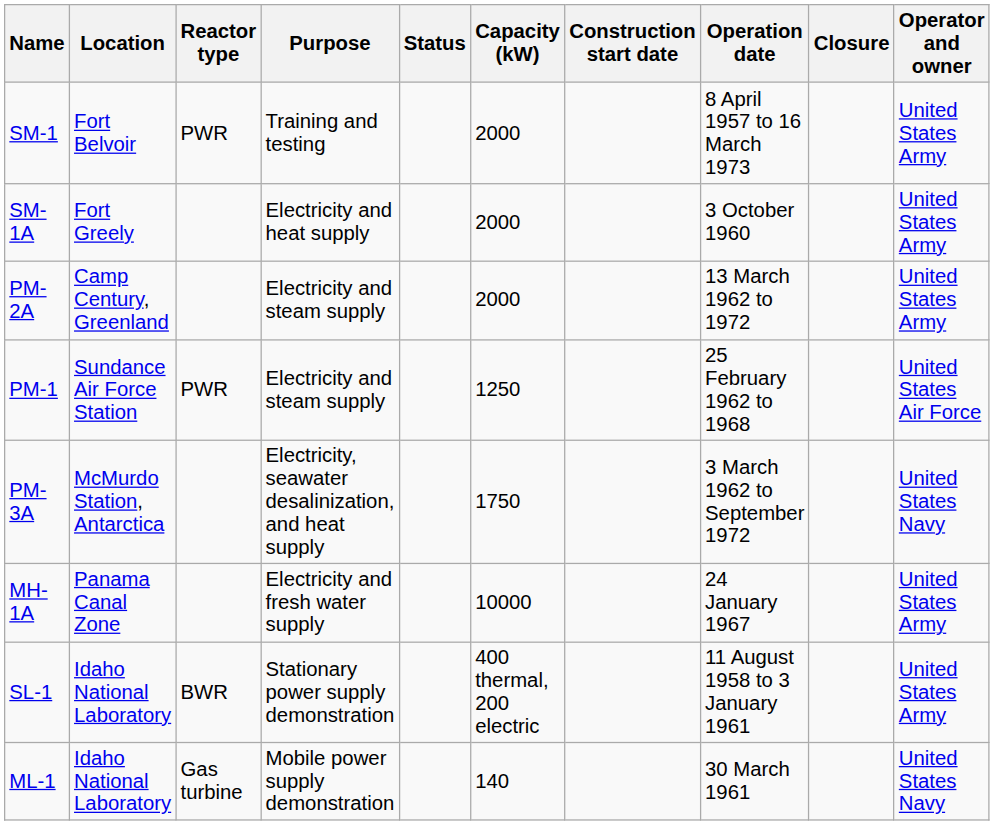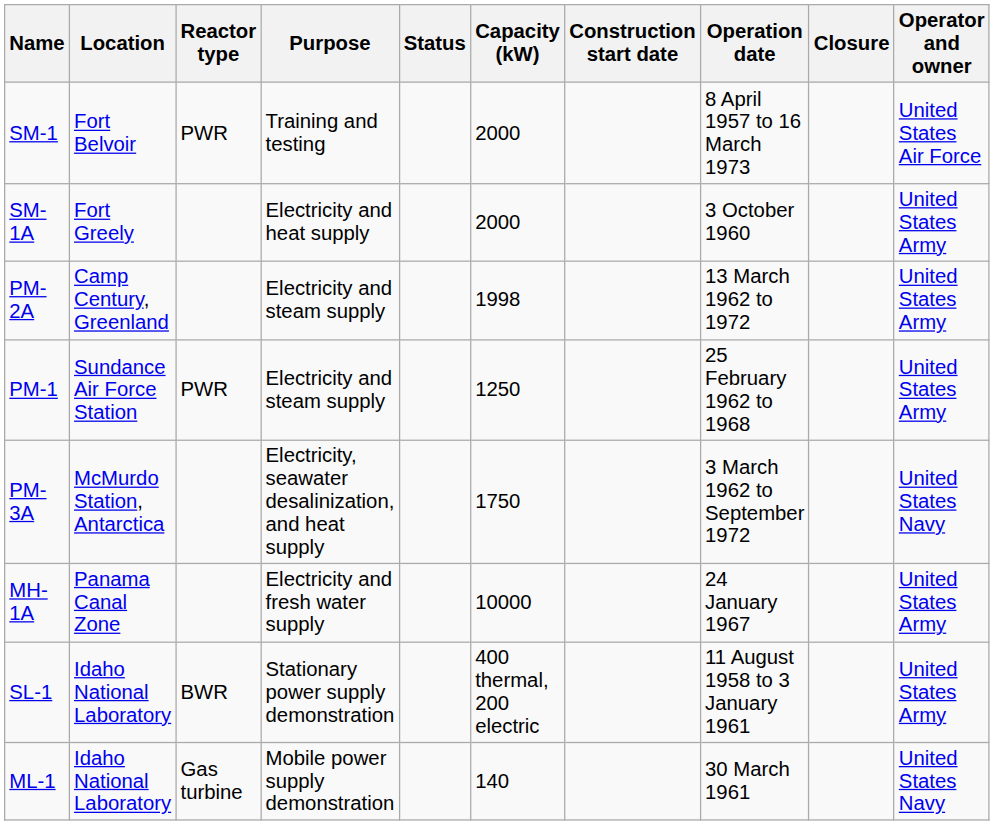(928, 132) United States Army -> (940, 132) United States Air Force
(498, 300) 2000 -> (498, 300) 1998
(940, 389) United States Air Force -> (928, 389) United States Army
